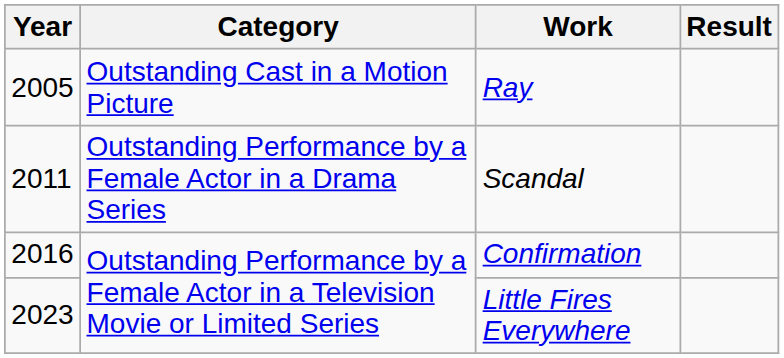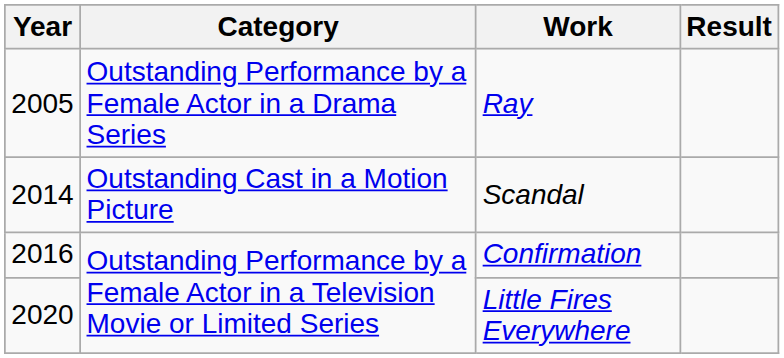(267, 86) Outstanding Cast in a Motion Picture -> (276, 102) Outstanding Performance by a Female Actor in a Drama Series
(41, 178) 2011 -> (42, 194) 2014
(276, 178) Outstanding Performance by a Female Actor in a Drama Series -> (267, 194) Outstanding Cast in a Motion Picture
(42, 314) 2023 -> (42, 314) 2020
